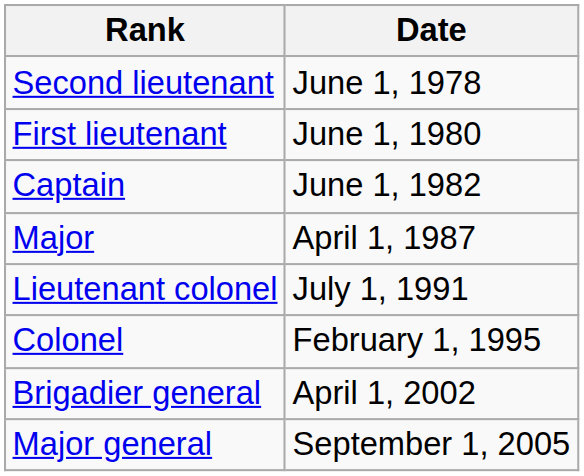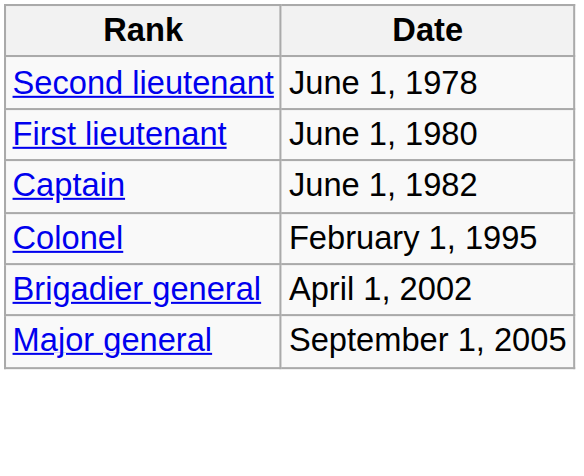- row: (53, 237)
- row: (145, 289)
